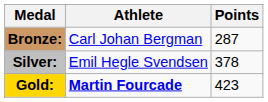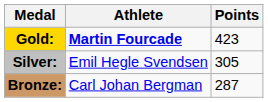rows swapped: (35, 85) <-> (35, 39)
(227, 62) 378 -> (227, 62) 305
